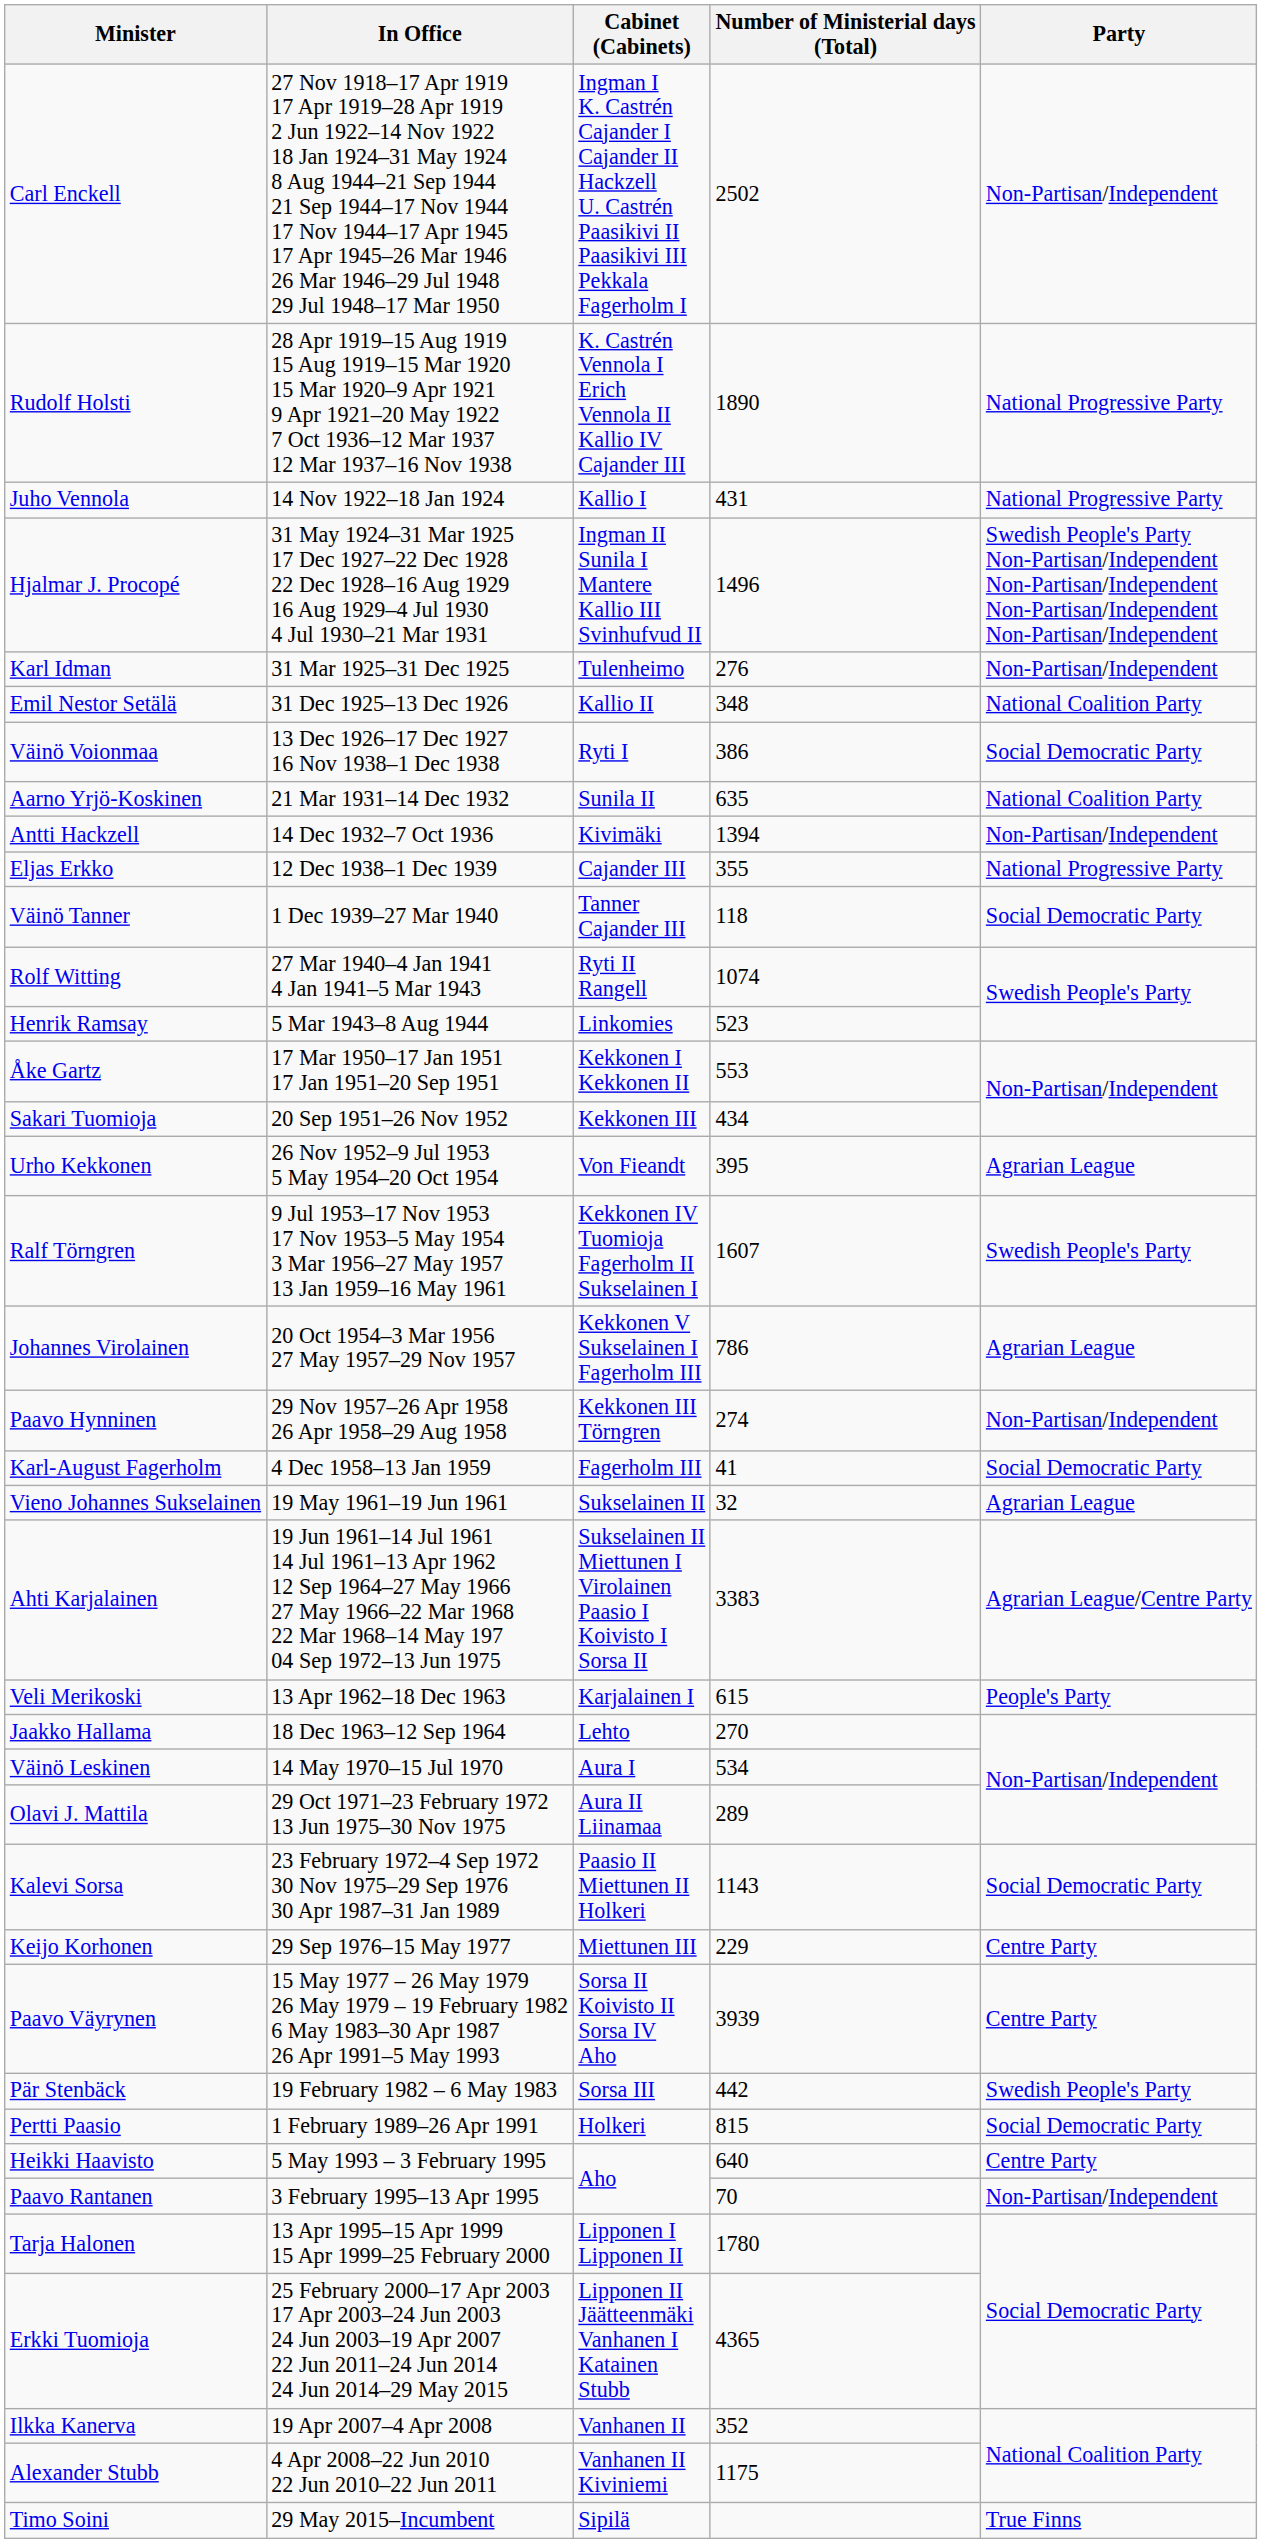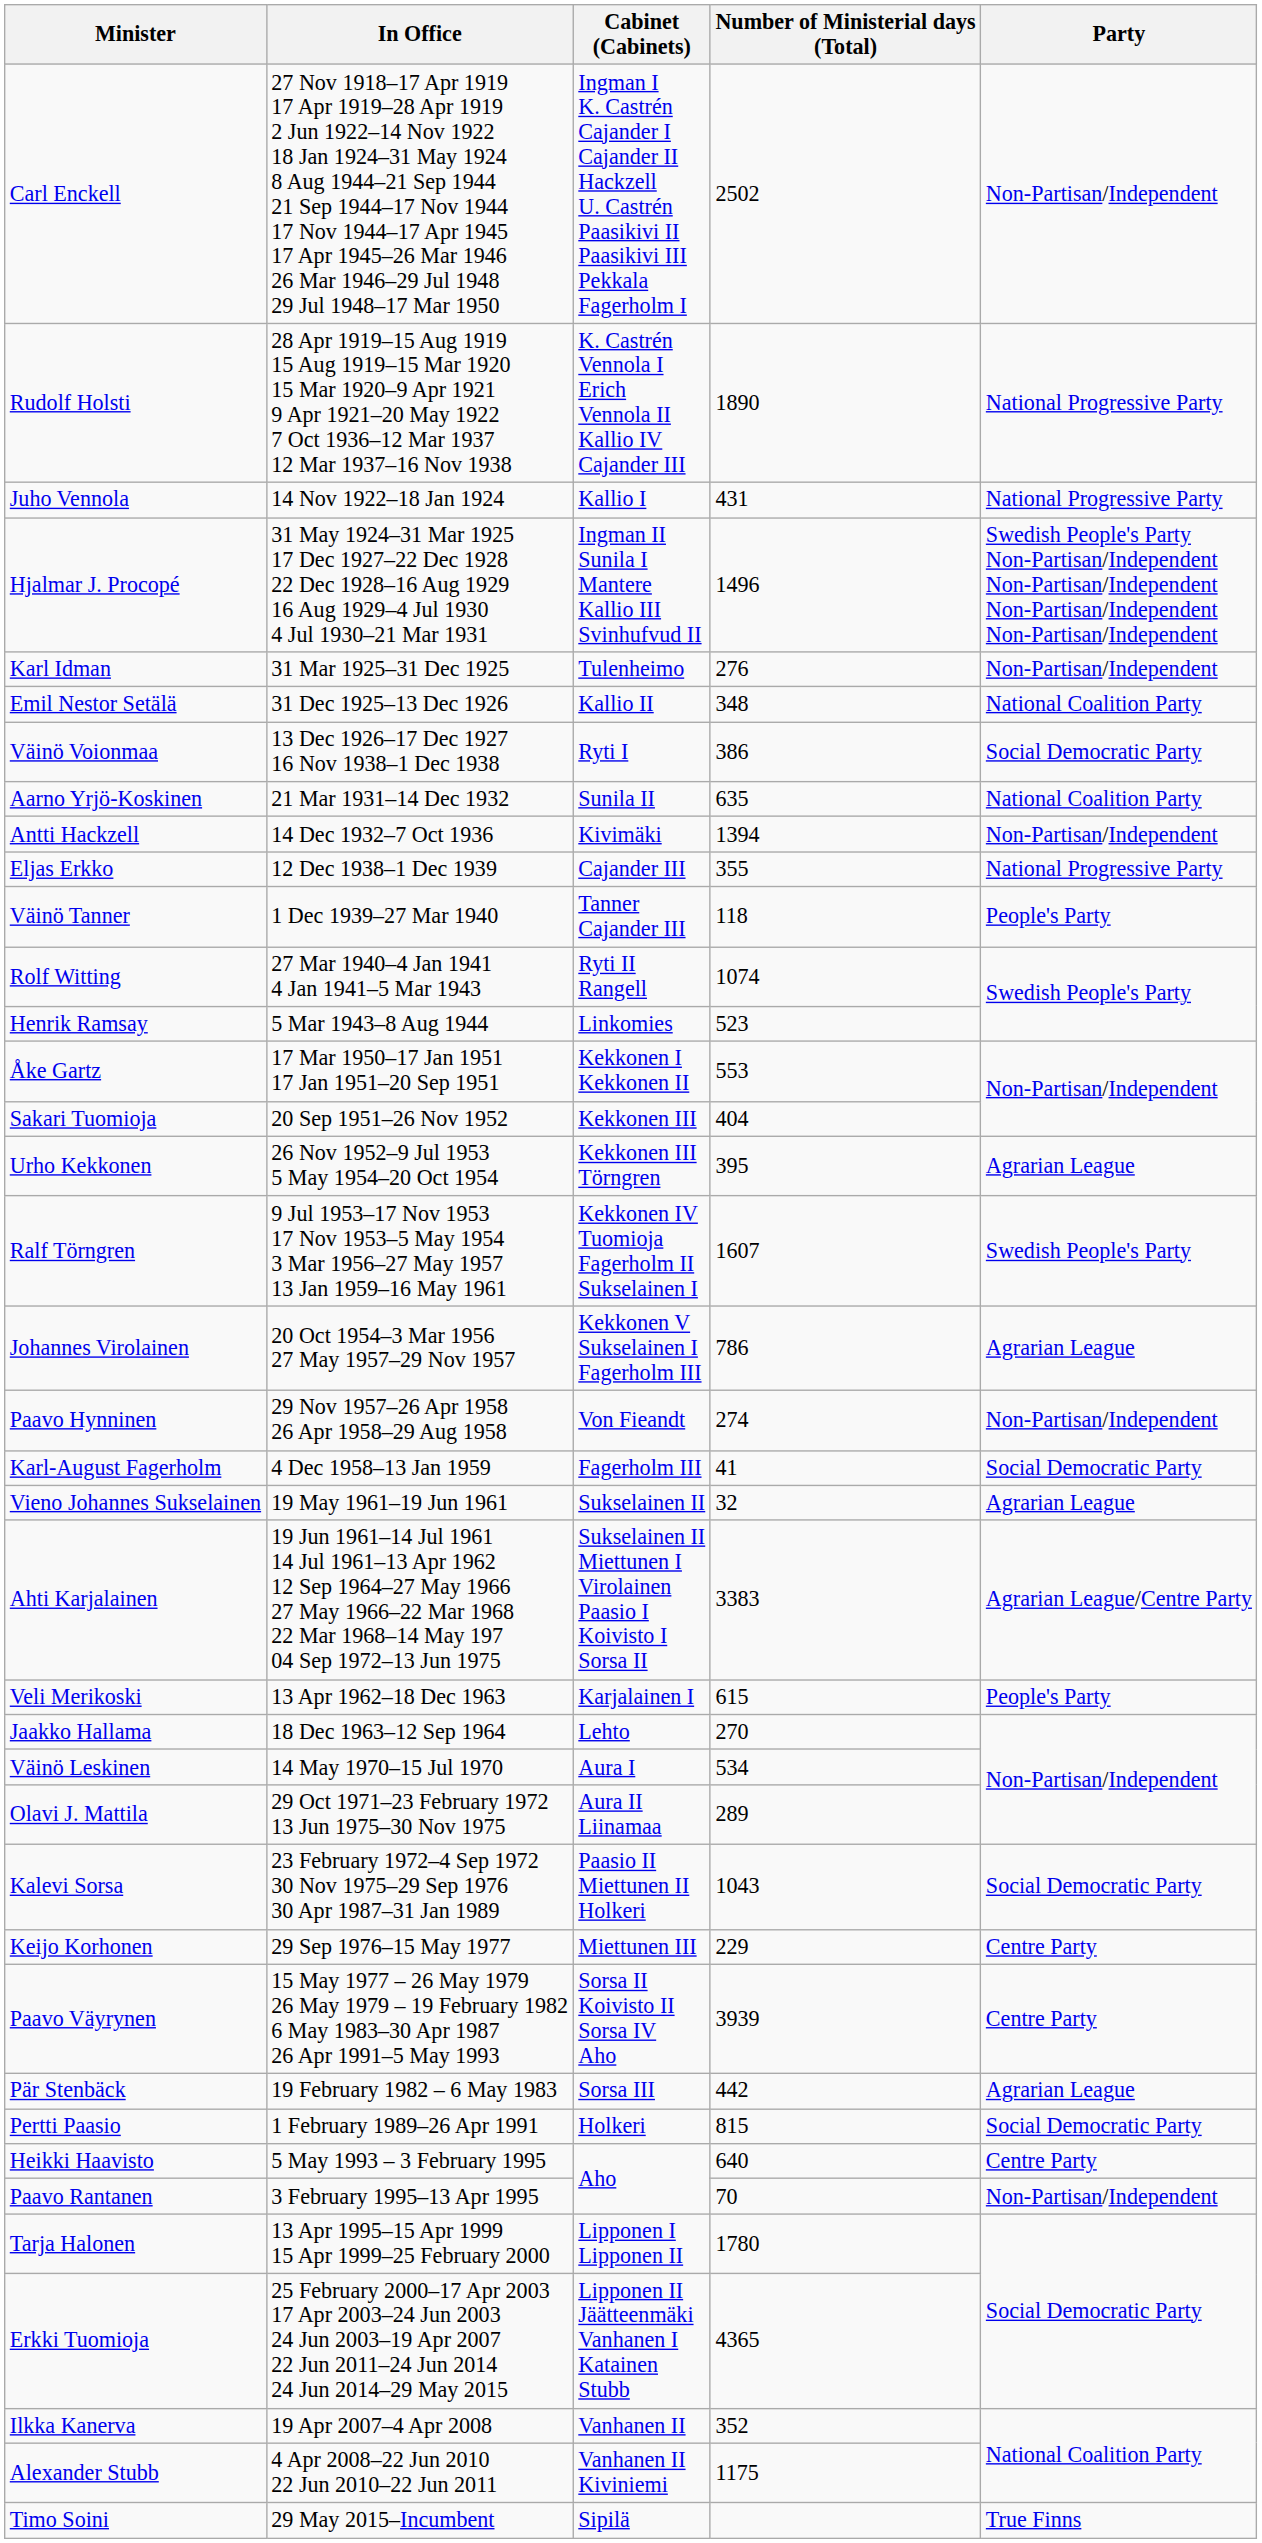(1094, 916) Social Democratic Party -> (1048, 916) People's Party
(732, 1118) 434 -> (732, 1118) 404
(632, 1166) Von Fieandt -> (637, 1166) Kekkonen III Törngren
(637, 1420) Kekkonen III Törngren -> (632, 1420) Von Fieandt
(737, 1886) 1143 -> (737, 1886) 1043
(1088, 2090) Swedish People's Party -> (1060, 2090) Agrarian League
